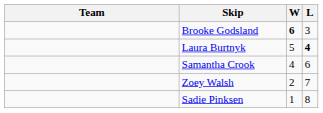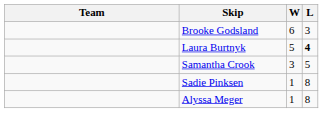(292, 30) bold -> (292, 30) normal
(292, 64) 4 -> (292, 64) 3
(307, 64) 6 -> (307, 64) 5
- row: (208, 82)
+ row: (212, 99)
